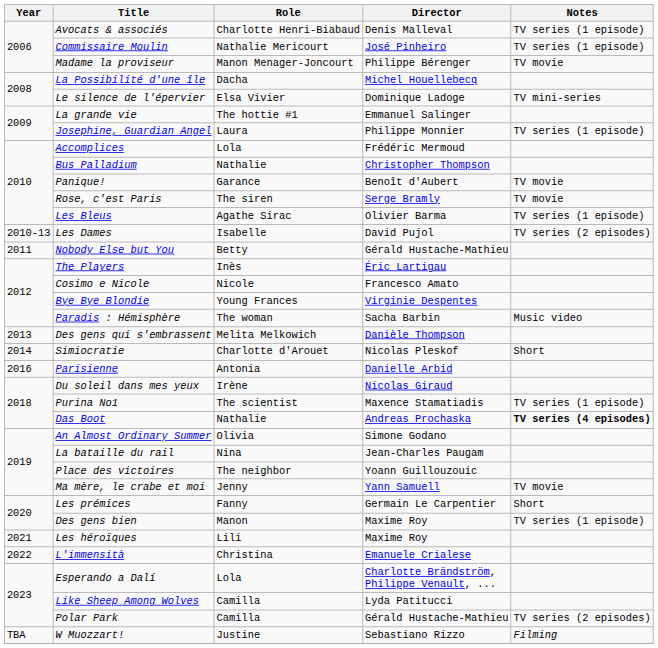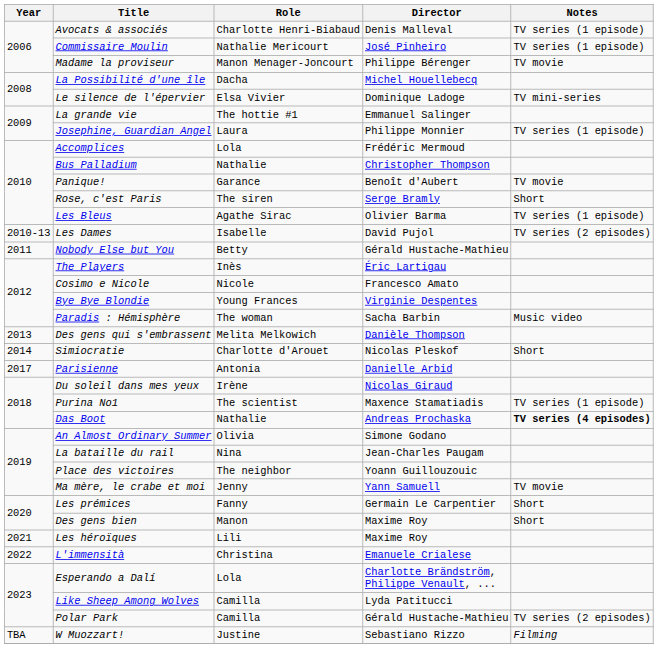(538, 199) TV movie -> (529, 199) Short
(19, 369) 2016 -> (19, 369) 2017
(579, 521) TV series (1 episode) -> (529, 521) Short
